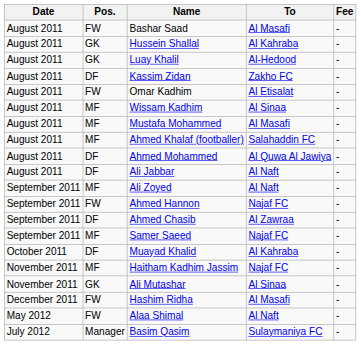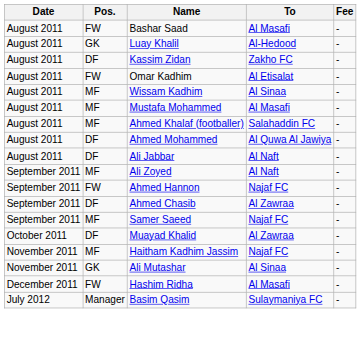- row: (164, 44)
(273, 252) Al Kahraba -> (271, 236) Al Zawraa
- row: (156, 316)
